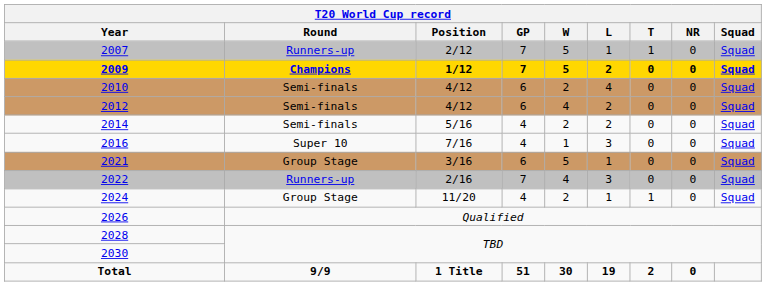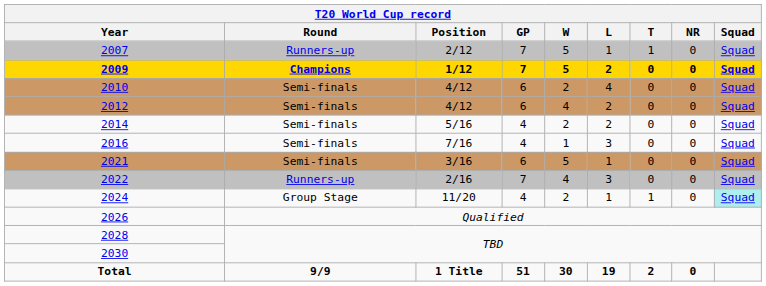(320, 143) Super 10 -> (320, 143) Semi-finals
(320, 161) Group Stage -> (320, 161) Semi-finals
(738, 198) no background -> (738, 198) paleturquoise background
